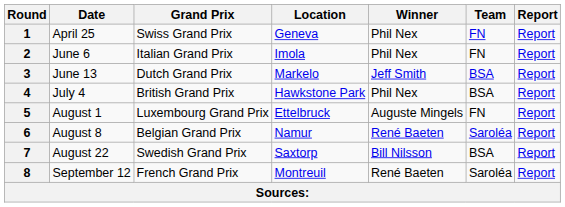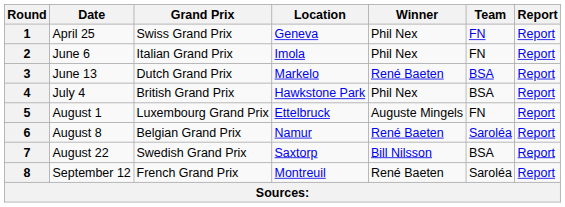(399, 74) Jeff Smith -> (407, 74) René Baeten
